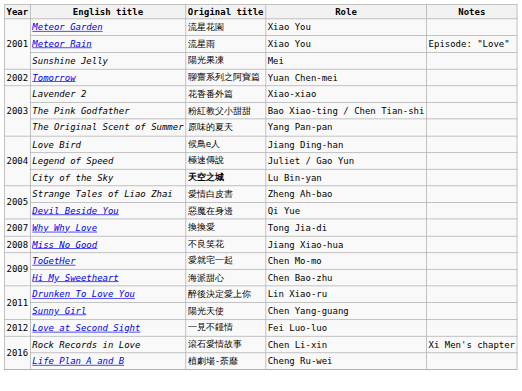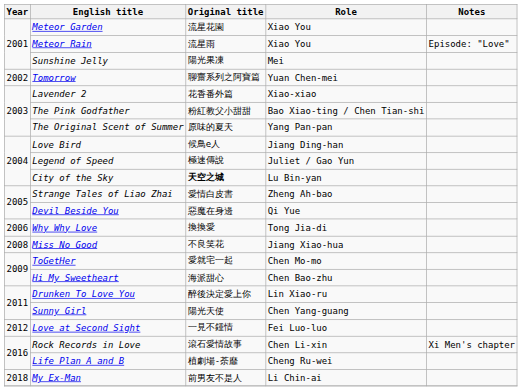(17, 228) 2007 -> (17, 228) 2006
+ row: (57, 378)
